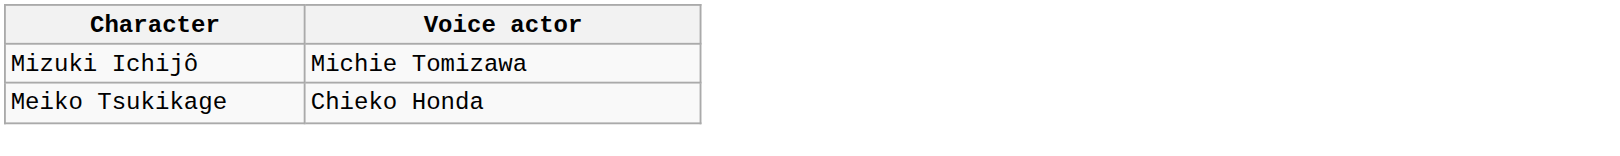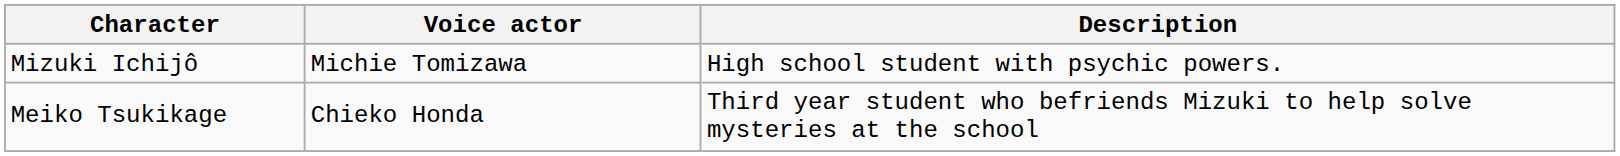+ column: (1158, 25)
